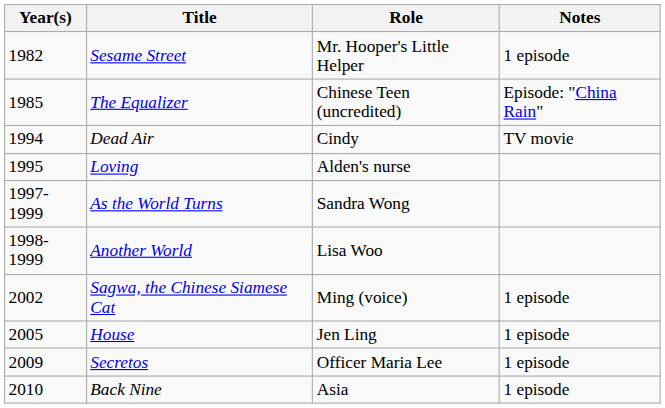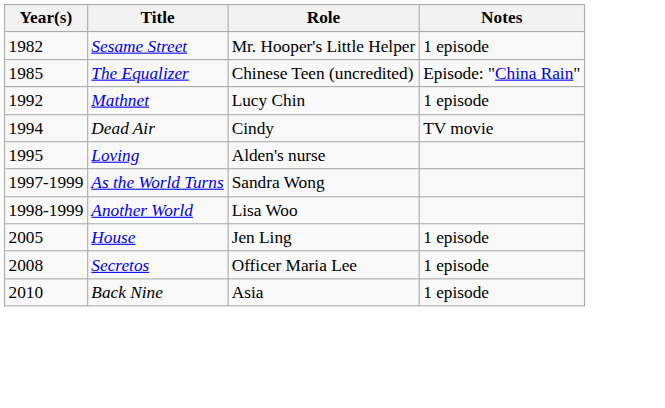+ row: (120, 100)
- row: (189, 297)
(26, 362) 2009 -> (26, 264) 2008
